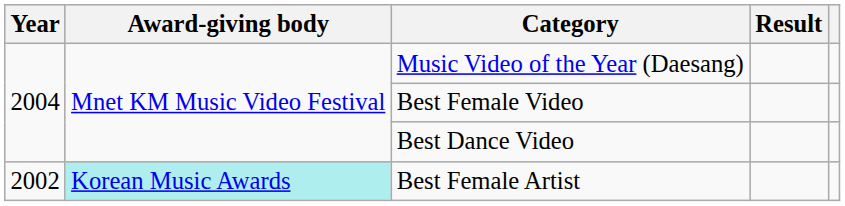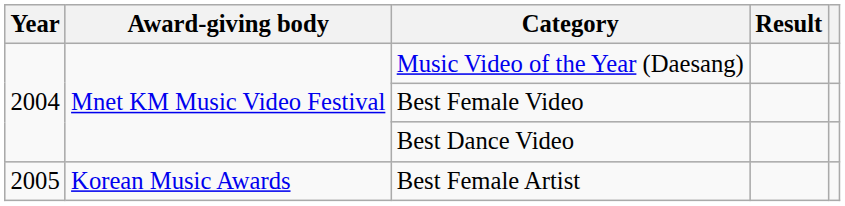(35, 180) 2002 -> (35, 180) 2005
(181, 180) paleturquoise background -> (181, 180) no background
